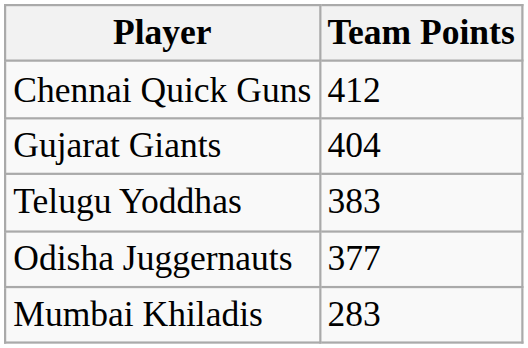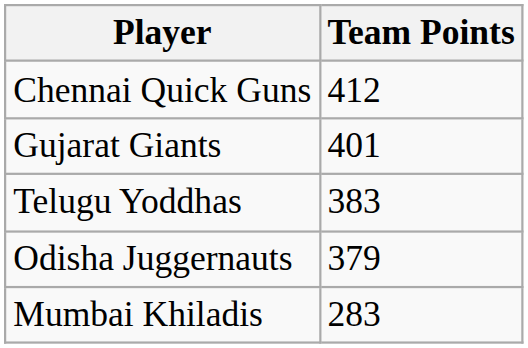(354, 145) 404 -> (354, 145) 401
(354, 257) 377 -> (354, 257) 379
